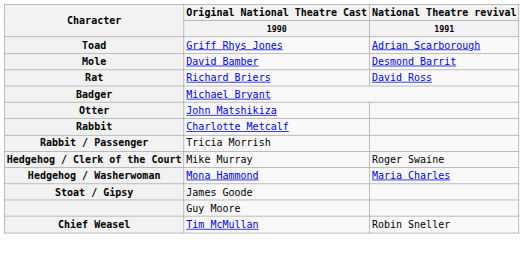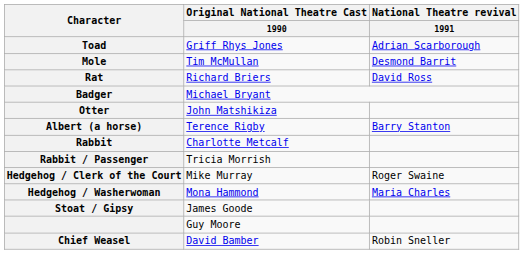(222, 61) David Bamber -> (222, 61) Tim McMullan
+ row: (94, 127)
(222, 225) Tim McMullan -> (222, 241) David Bamber
